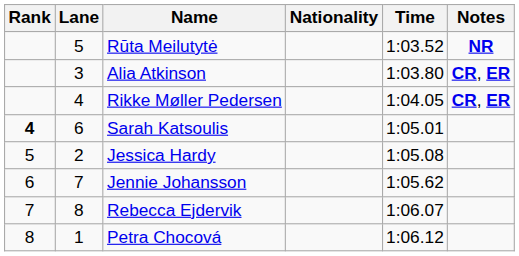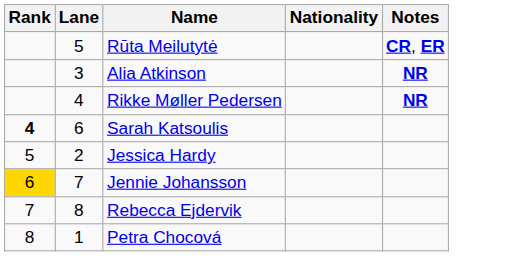- column: (415, 18)
(481, 45) NR -> (415, 45) CR, ER
(481, 73) CR, ER -> (415, 73) NR
(481, 100) CR, ER -> (415, 100) NR
(30, 182) no background -> (30, 182) gold background
